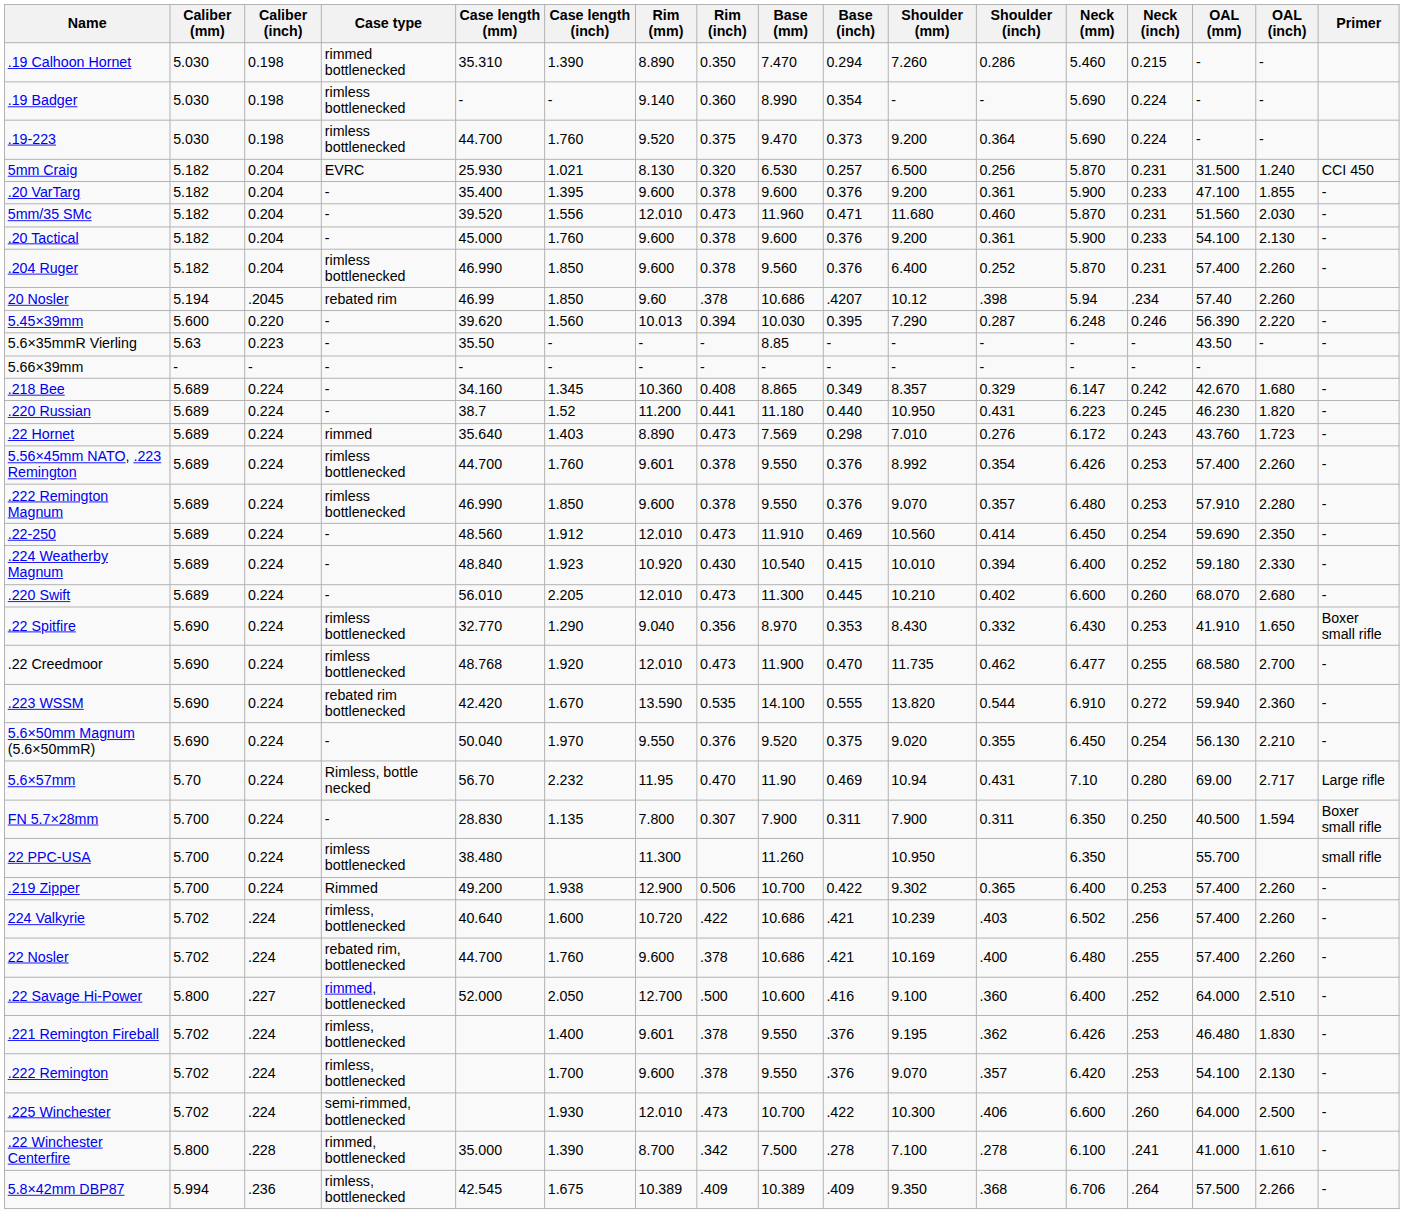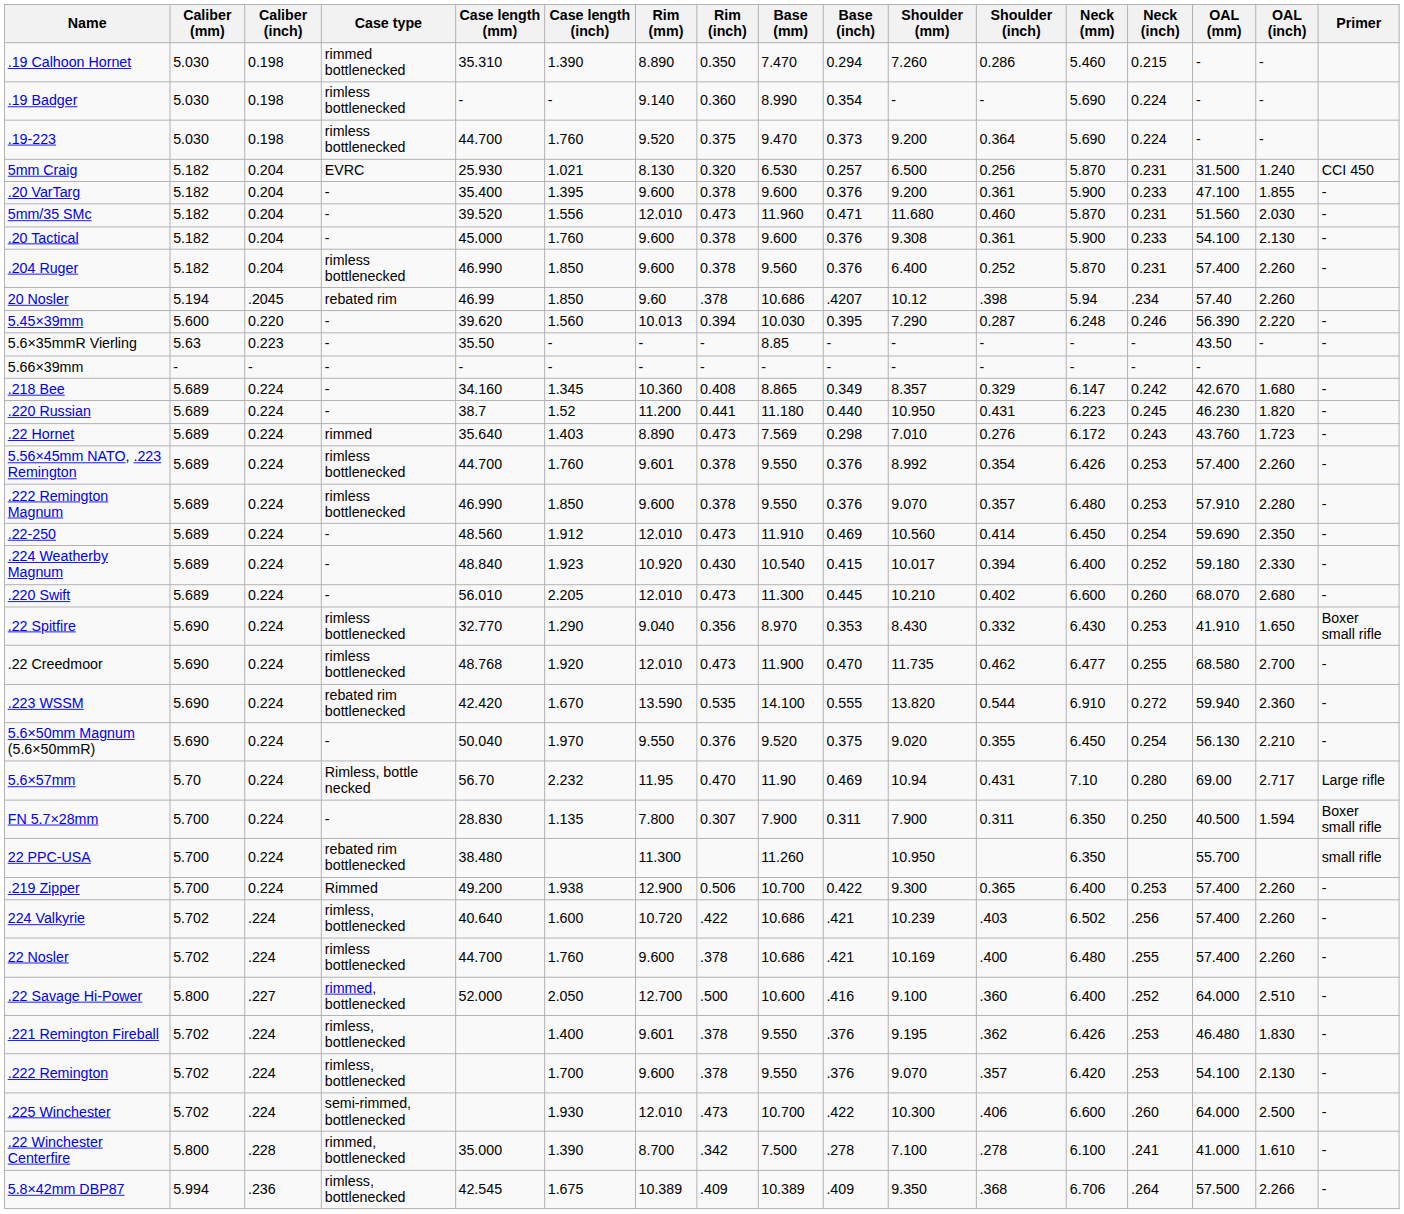(909, 237) 9.200 -> (909, 237) 9.308
(913, 565) 10.010 -> (913, 565) 10.017
(365, 857) rimless bottlenecked -> (365, 857) rebated rim bottlenecked
(909, 888) 9.302 -> (909, 888) 9.300
(365, 957) rebated rim, bottlenecked -> (365, 957) rimless bottlenecked
